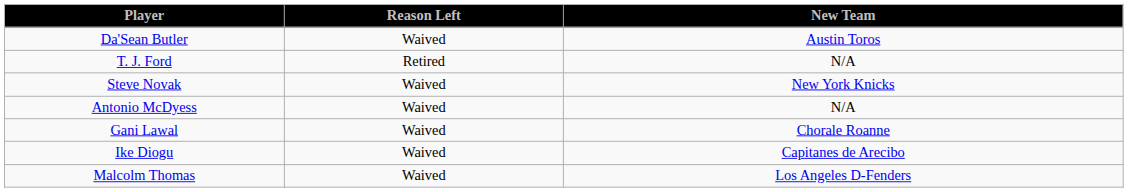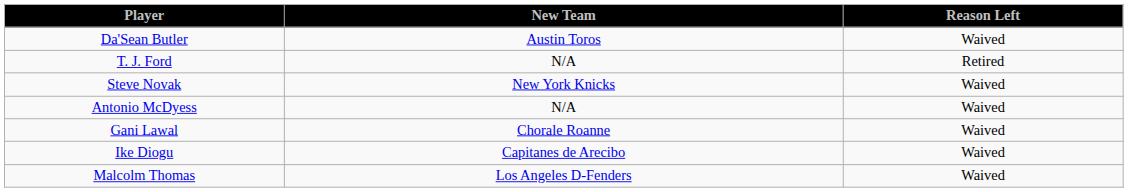columns swapped: (424, 15) <-> (843, 15)
